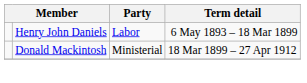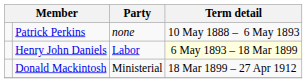+ row: (50, 31)
(233, 31) no background -> (233, 50) lightyellow background
